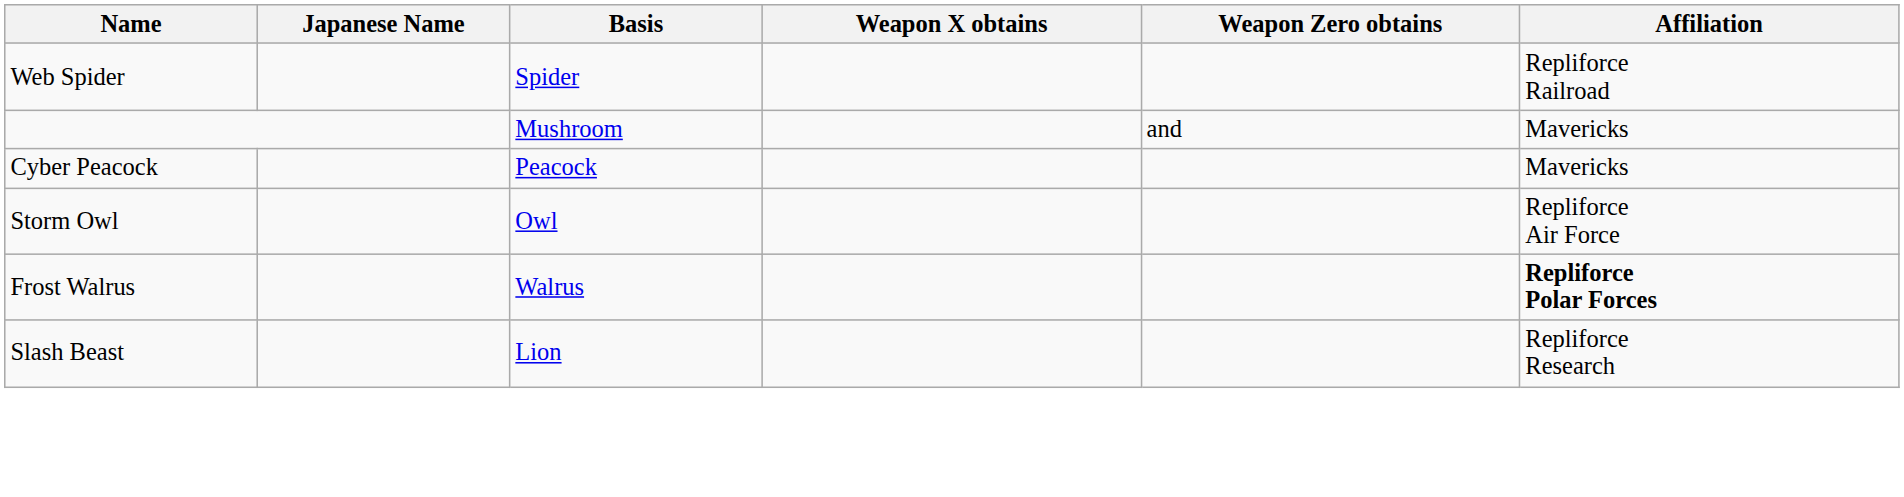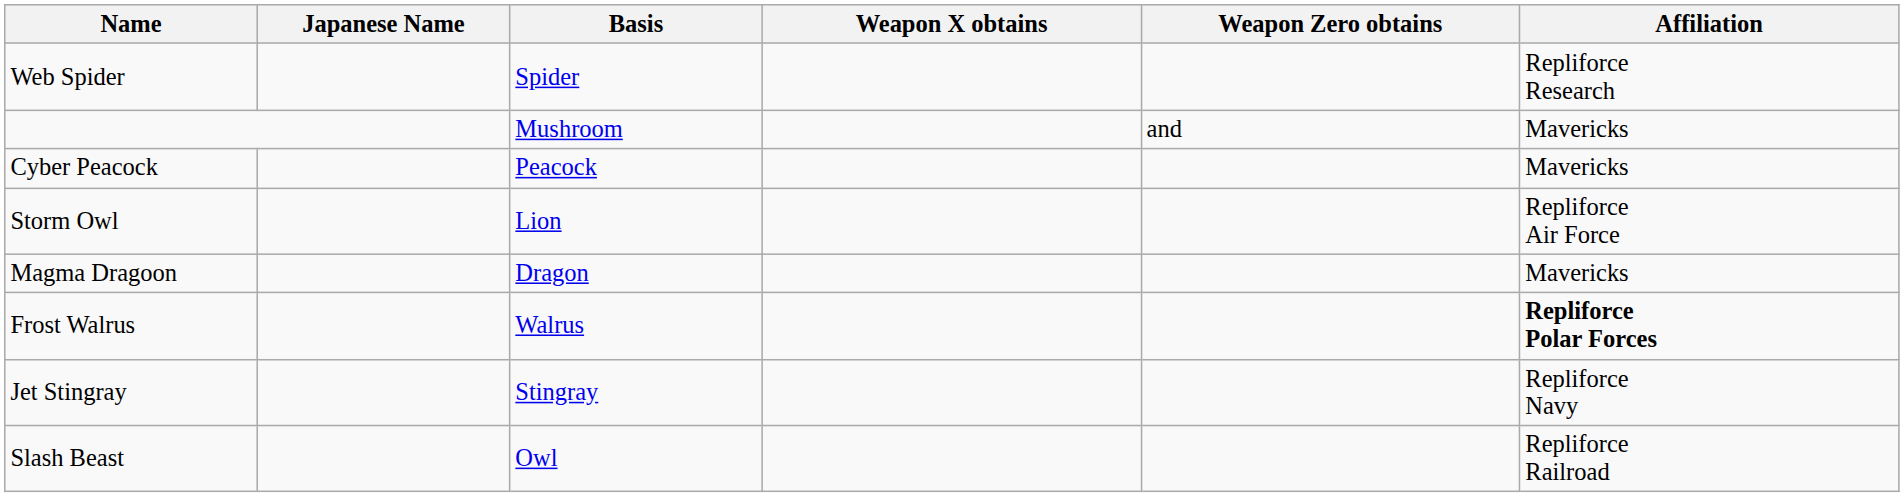(1577, 76) Repliforce Railroad -> (1577, 76) Repliforce Research
(536, 220) Owl -> (538, 220) Lion
+ row: (94, 273)
+ row: (69, 392)
(538, 353) Lion -> (536, 458) Owl
(1577, 353) Repliforce Research -> (1577, 458) Repliforce Railroad
